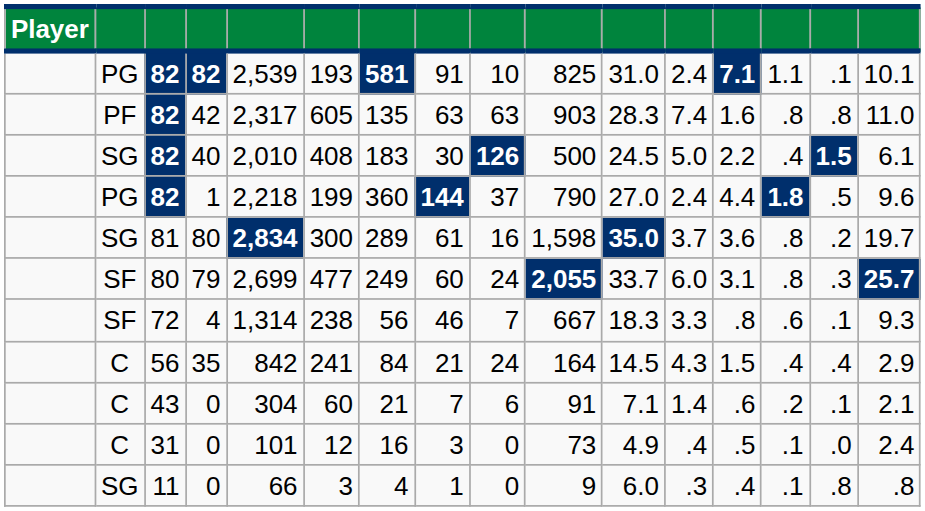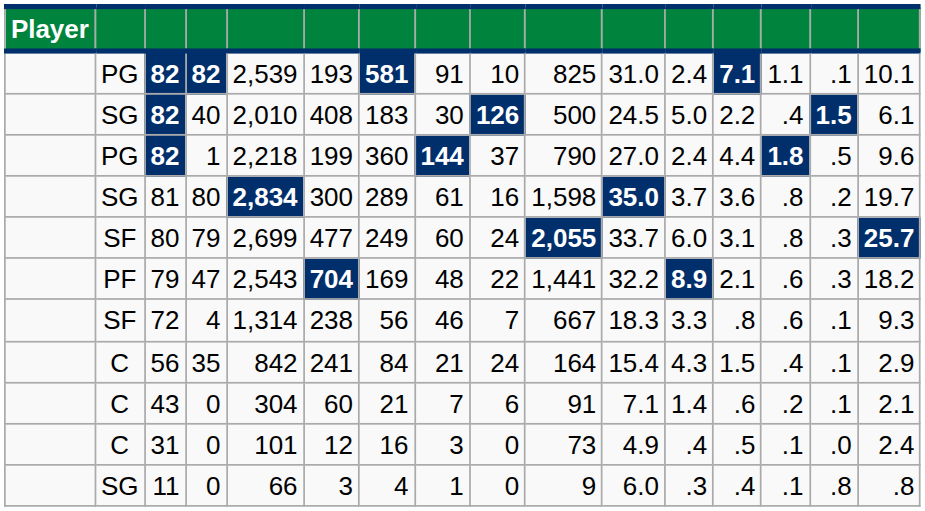- row: (165, 115)
+ row: (165, 279)
(634, 362) 14.5 -> (634, 362) 15.4
(841, 362) .4 -> (841, 362) .1
